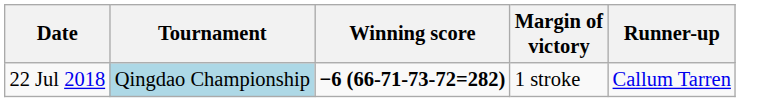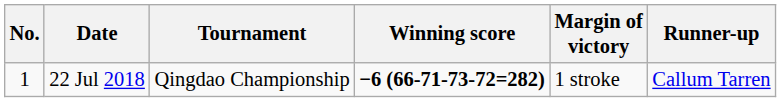+ column: (25, 33)
(212, 79) lightblue background -> (252, 79) no background
